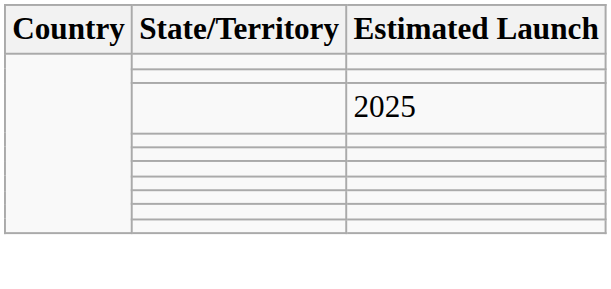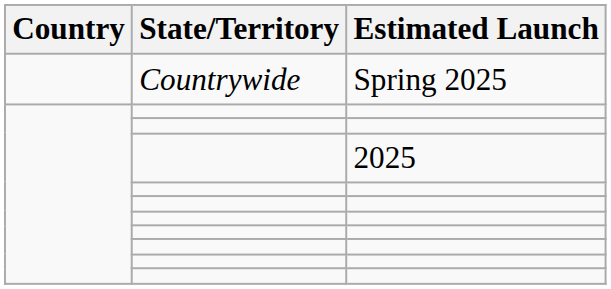+ row: (220, 78)
